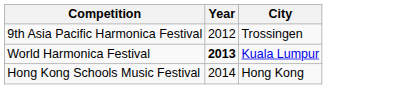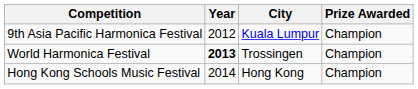+ column: (368, 14)
(272, 34) Trossingen -> (280, 34) Kuala Lumpur
(280, 53) Kuala Lumpur -> (272, 53) Trossingen
